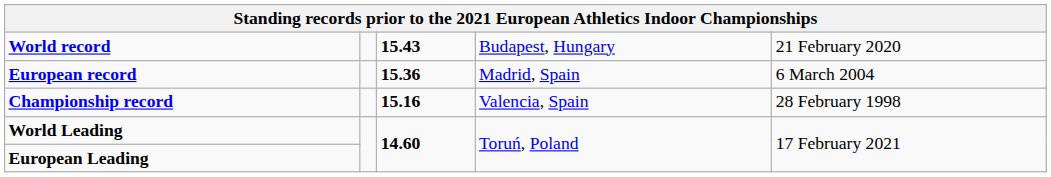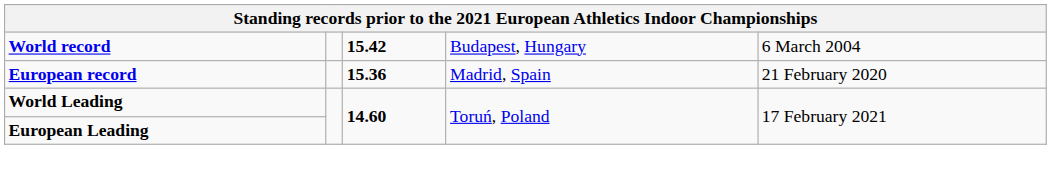(401, 46) 15.43 -> (367, 46) 15.42
(838, 46) 21 February 2020 -> (811, 46) 6 March 2004
(825, 74) 6 March 2004 -> (824, 74) 21 February 2020
- row: (91, 102)
